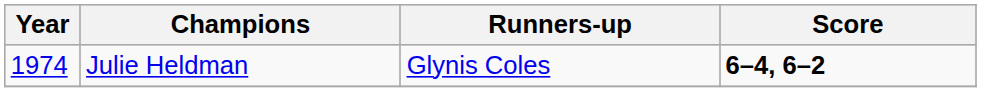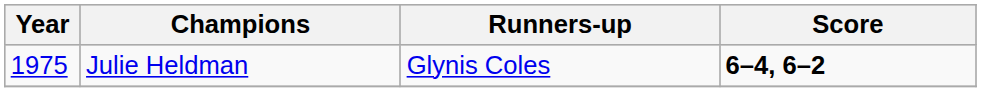(39, 65) 1974 -> (39, 65) 1975
